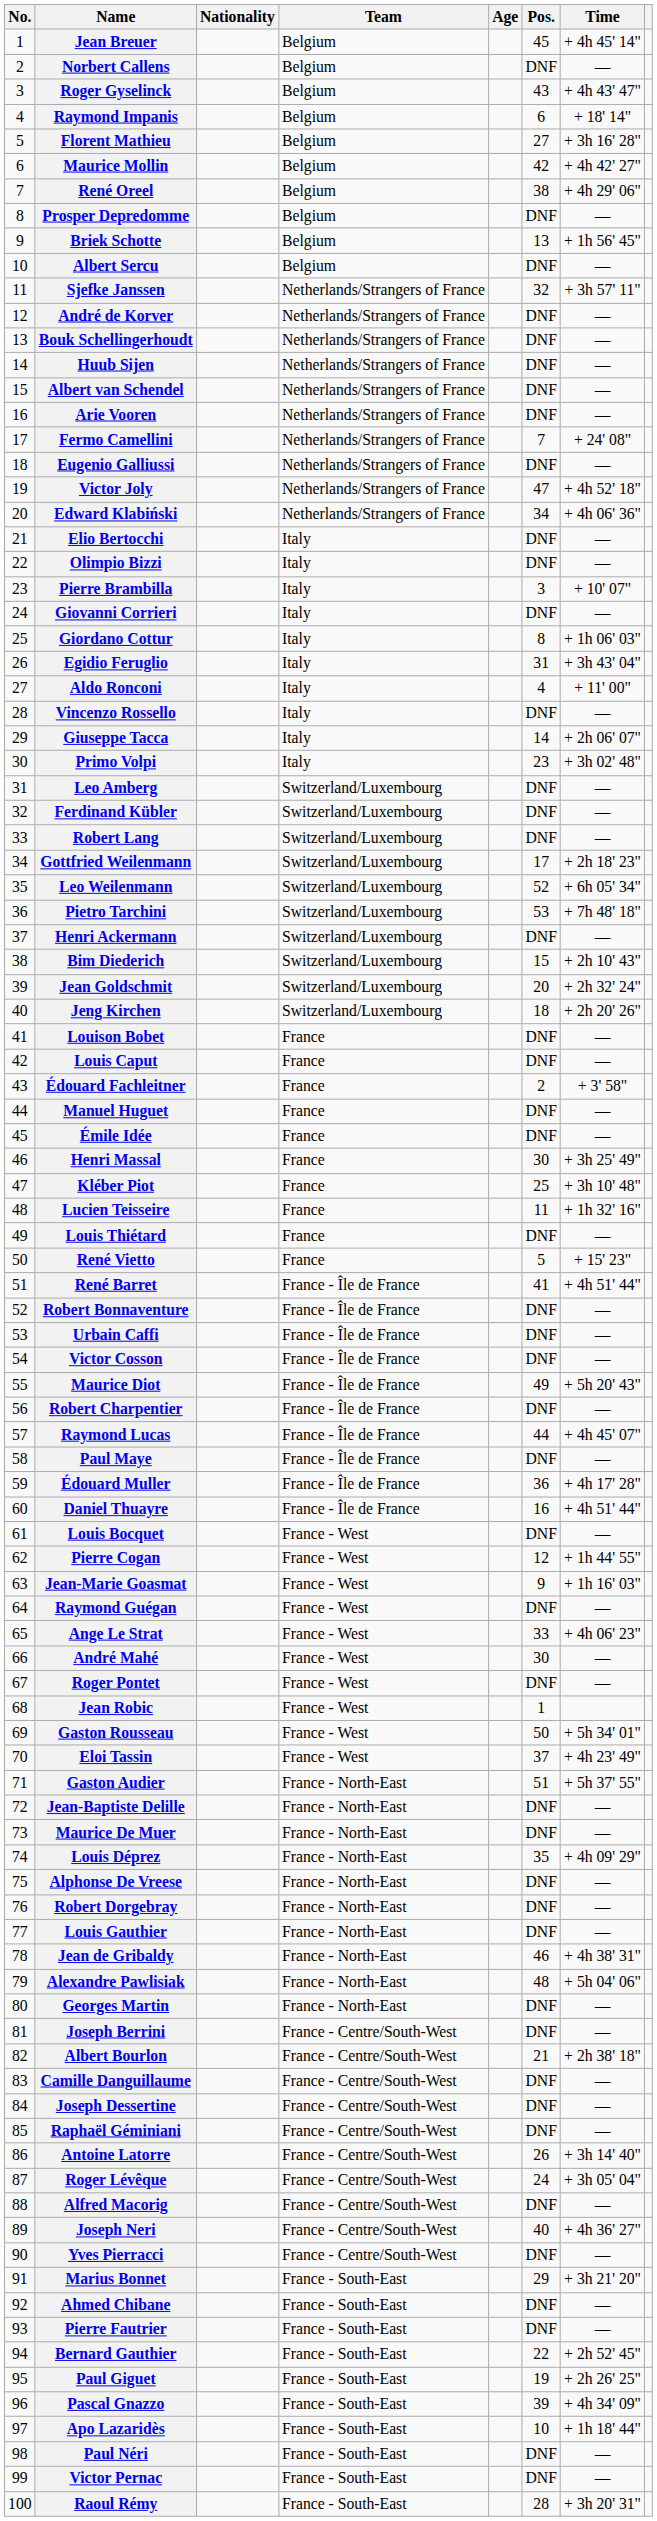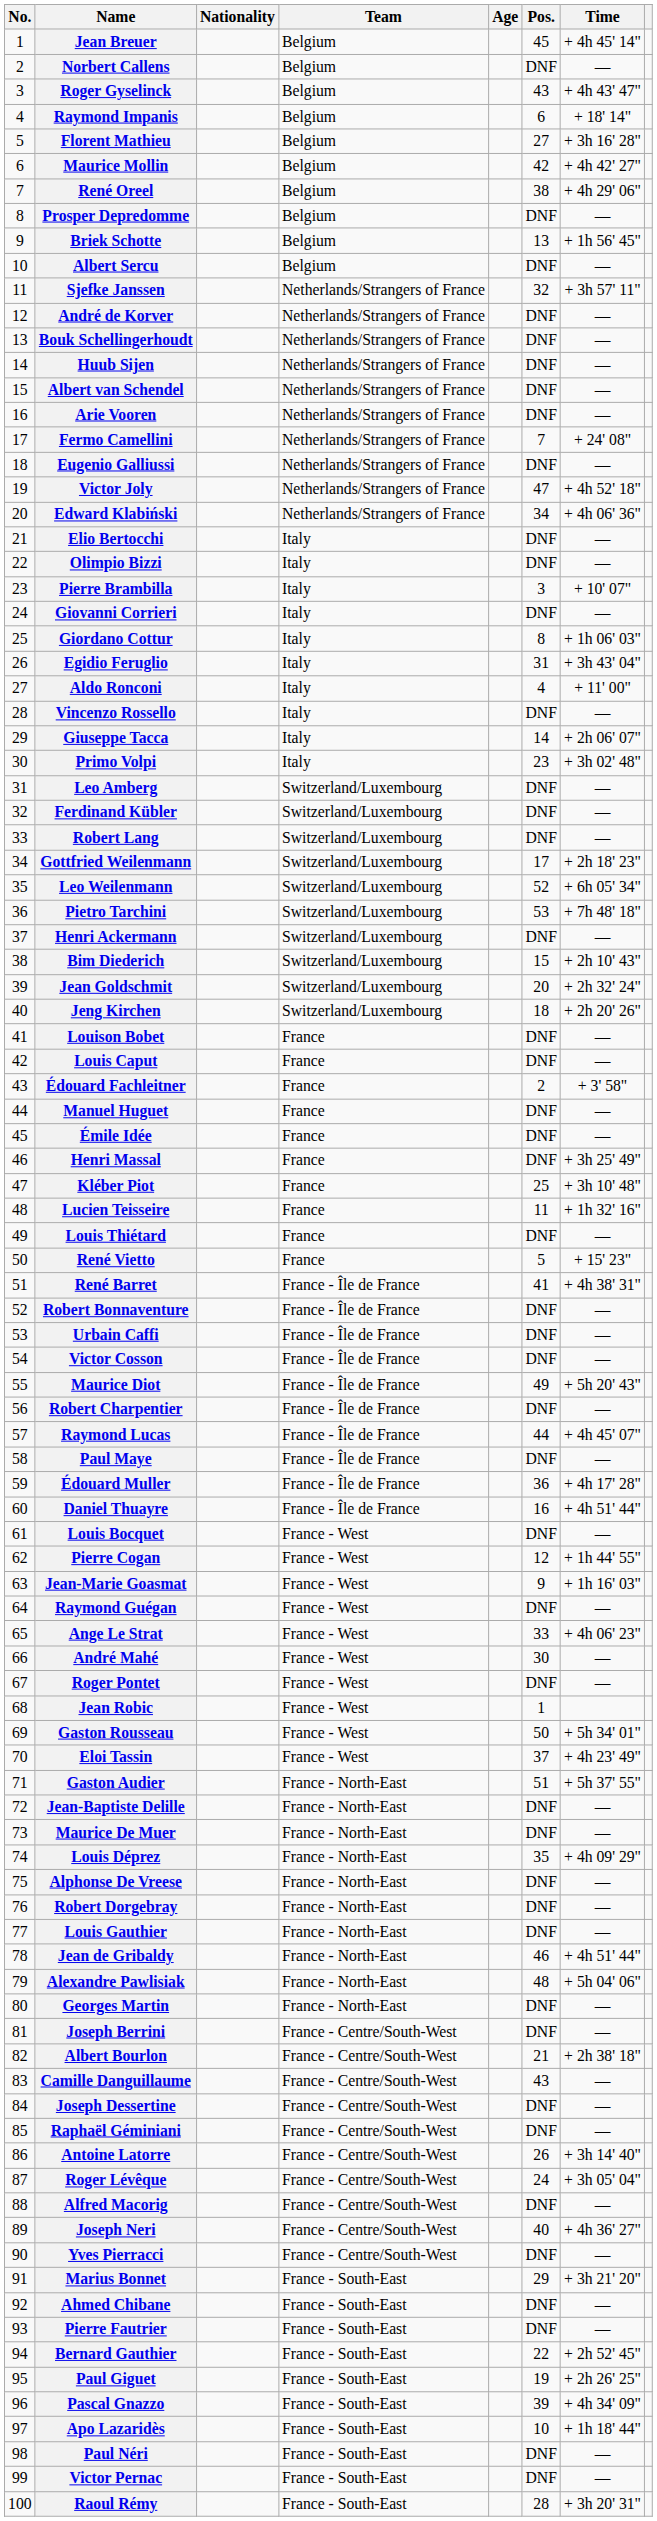(541, 1160) 30 -> (541, 1160) DNF
(603, 1285) + 4h 51' 44" -> (603, 1285) + 4h 38' 31"
(603, 1956) + 4h 38' 31" -> (603, 1956) + 4h 51' 44"
(541, 2080) DNF -> (541, 2080) 43
